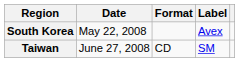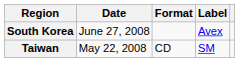(113, 31) May 22, 2008 -> (114, 31) June 27, 2008
(114, 48) June 27, 2008 -> (113, 48) May 22, 2008
